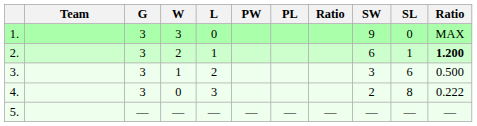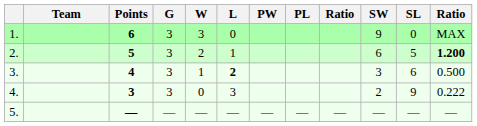+ column: (131, 14)
(410, 53) 1 -> (413, 53) 5
(214, 72) normal -> (233, 72) bold
(410, 92) 8 -> (413, 92) 9
